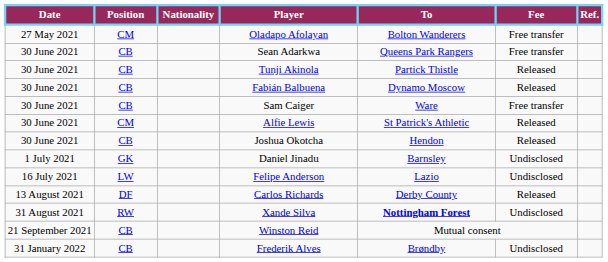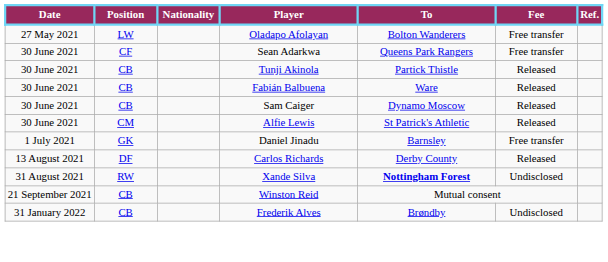(126, 34) CM -> (126, 34) LW
(126, 52) CB -> (126, 52) CF
(427, 88) Dynamo Moscow -> (427, 88) Ware
(427, 105) Ware -> (427, 105) Dynamo Moscow
(536, 105) Free transfer -> (536, 105) Released
- row: (289, 141)
(536, 159) Undisclosed -> (536, 141) Free transfer
- row: (289, 177)
